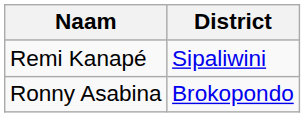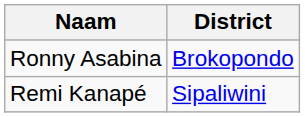rows swapped: (86, 93) <-> (78, 58)
